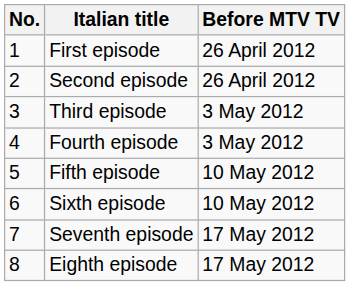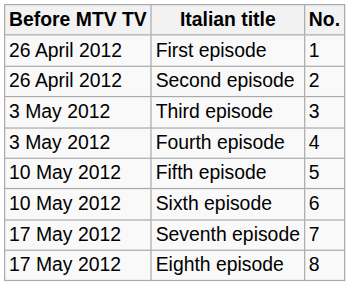columns swapped: (25, 19) <-> (271, 19)
